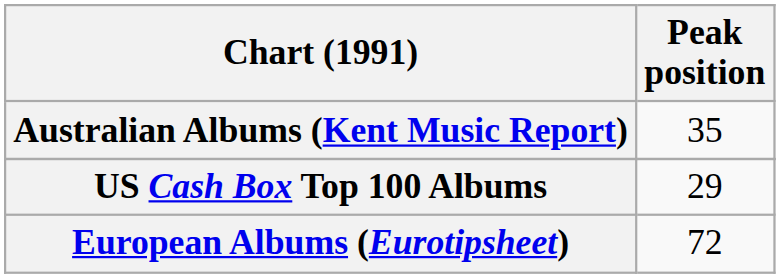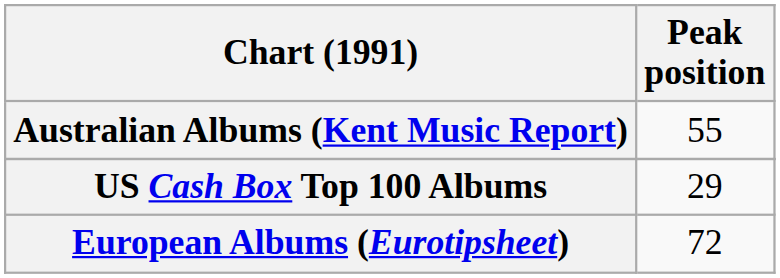(705, 129) 35 -> (705, 129) 55
